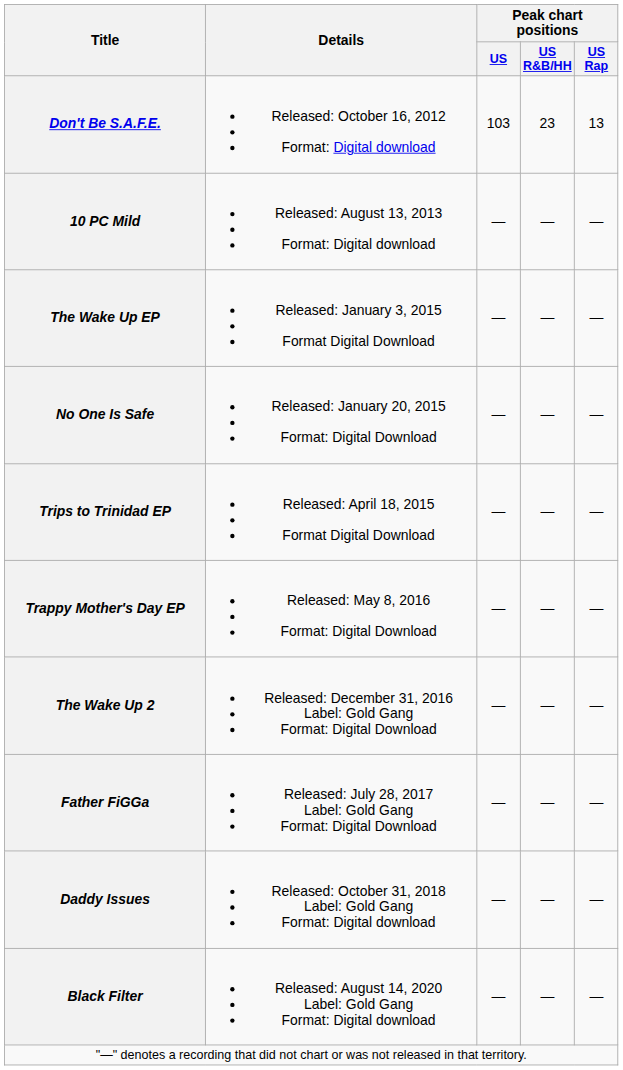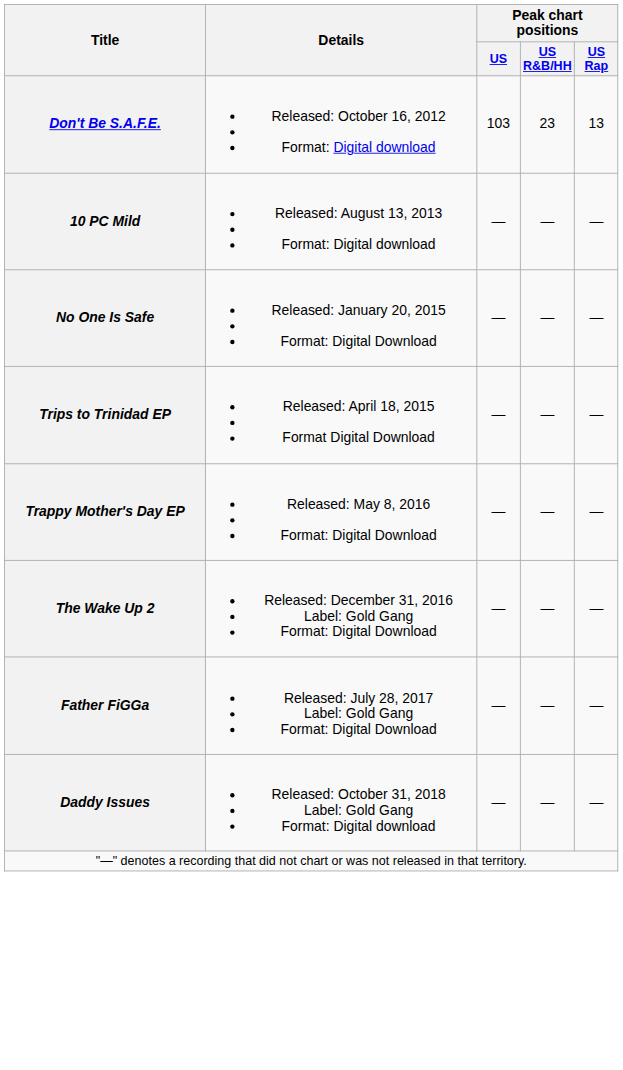- row: (105, 318)
- row: (105, 996)
